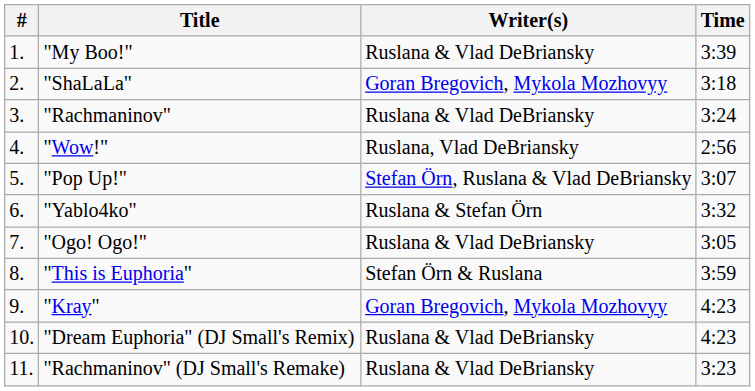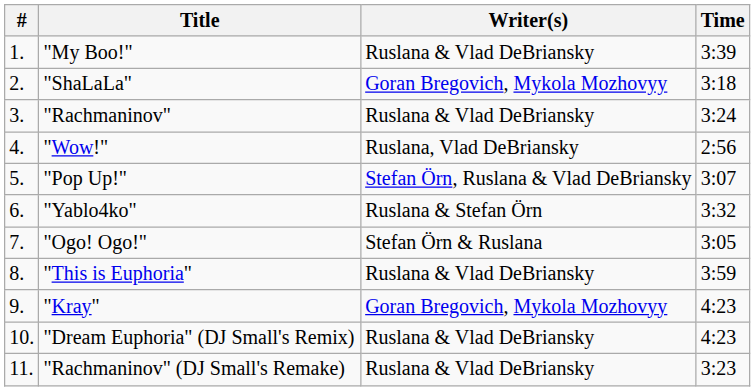(480, 242) Ruslana & Vlad DeBriansky -> (454, 242) Stefan Örn & Ruslana
(454, 274) Stefan Örn & Ruslana -> (480, 274) Ruslana & Vlad DeBriansky
